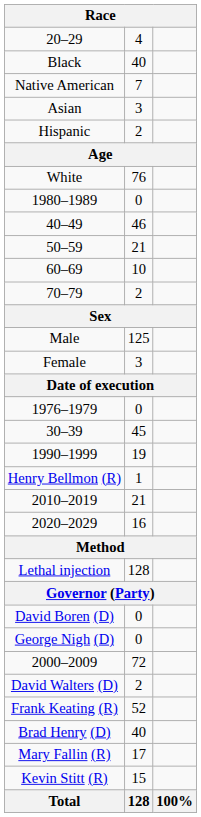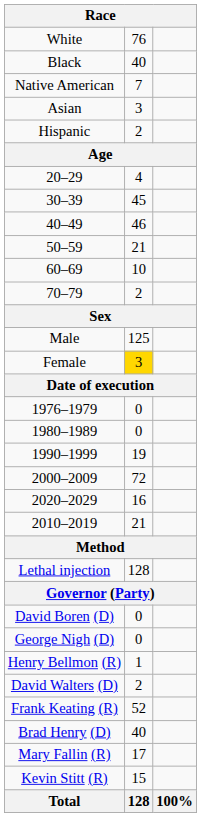rows swapped: (64, 177) <-> (64, 39)
rows swapped: (64, 431) <-> (64, 200)
(139, 362) no background -> (139, 362) gold background
rows swapped: (64, 662) <-> (64, 477)
rows swapped: (64, 500) <-> (64, 524)
